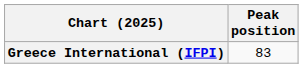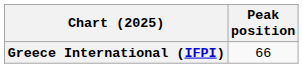(263, 53) 83 -> (263, 53) 66
